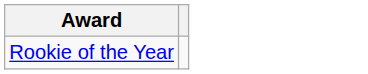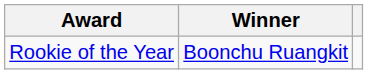+ column: (266, 20)
